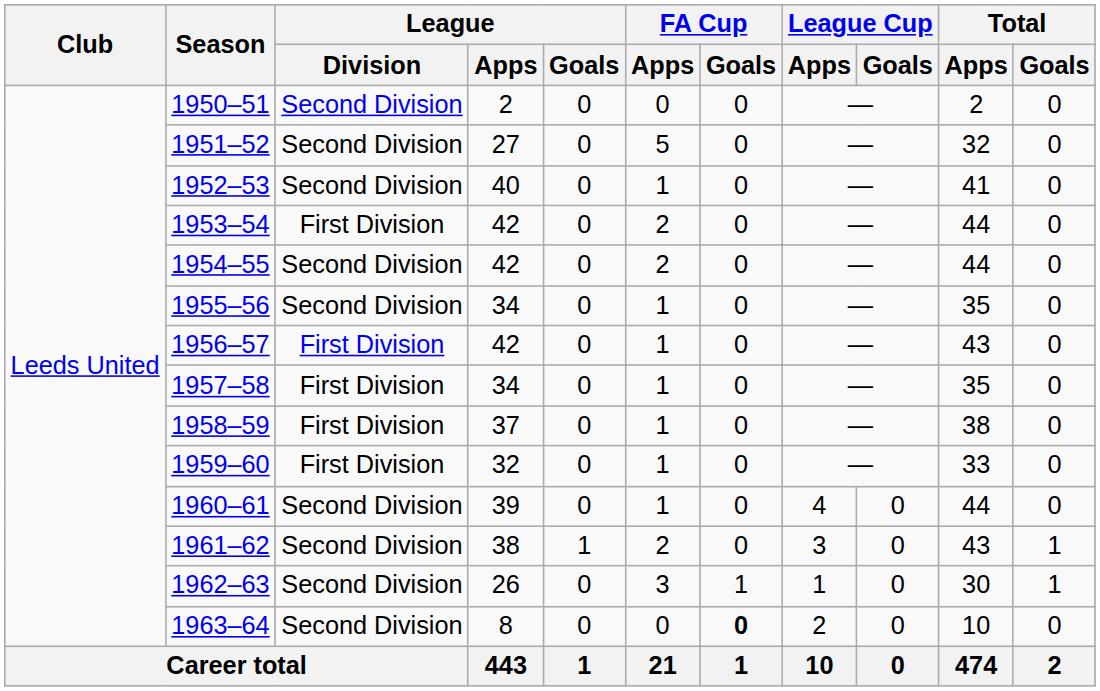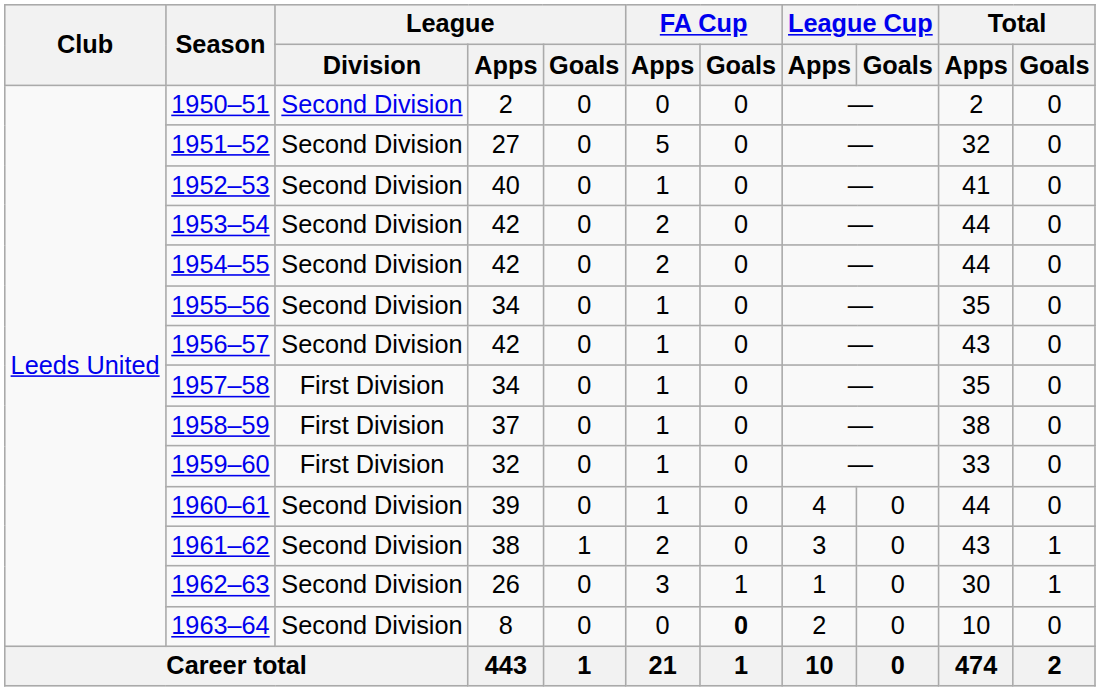(372, 225) First Division -> (372, 225) Second Division
(372, 345) First Division -> (372, 345) Second Division
